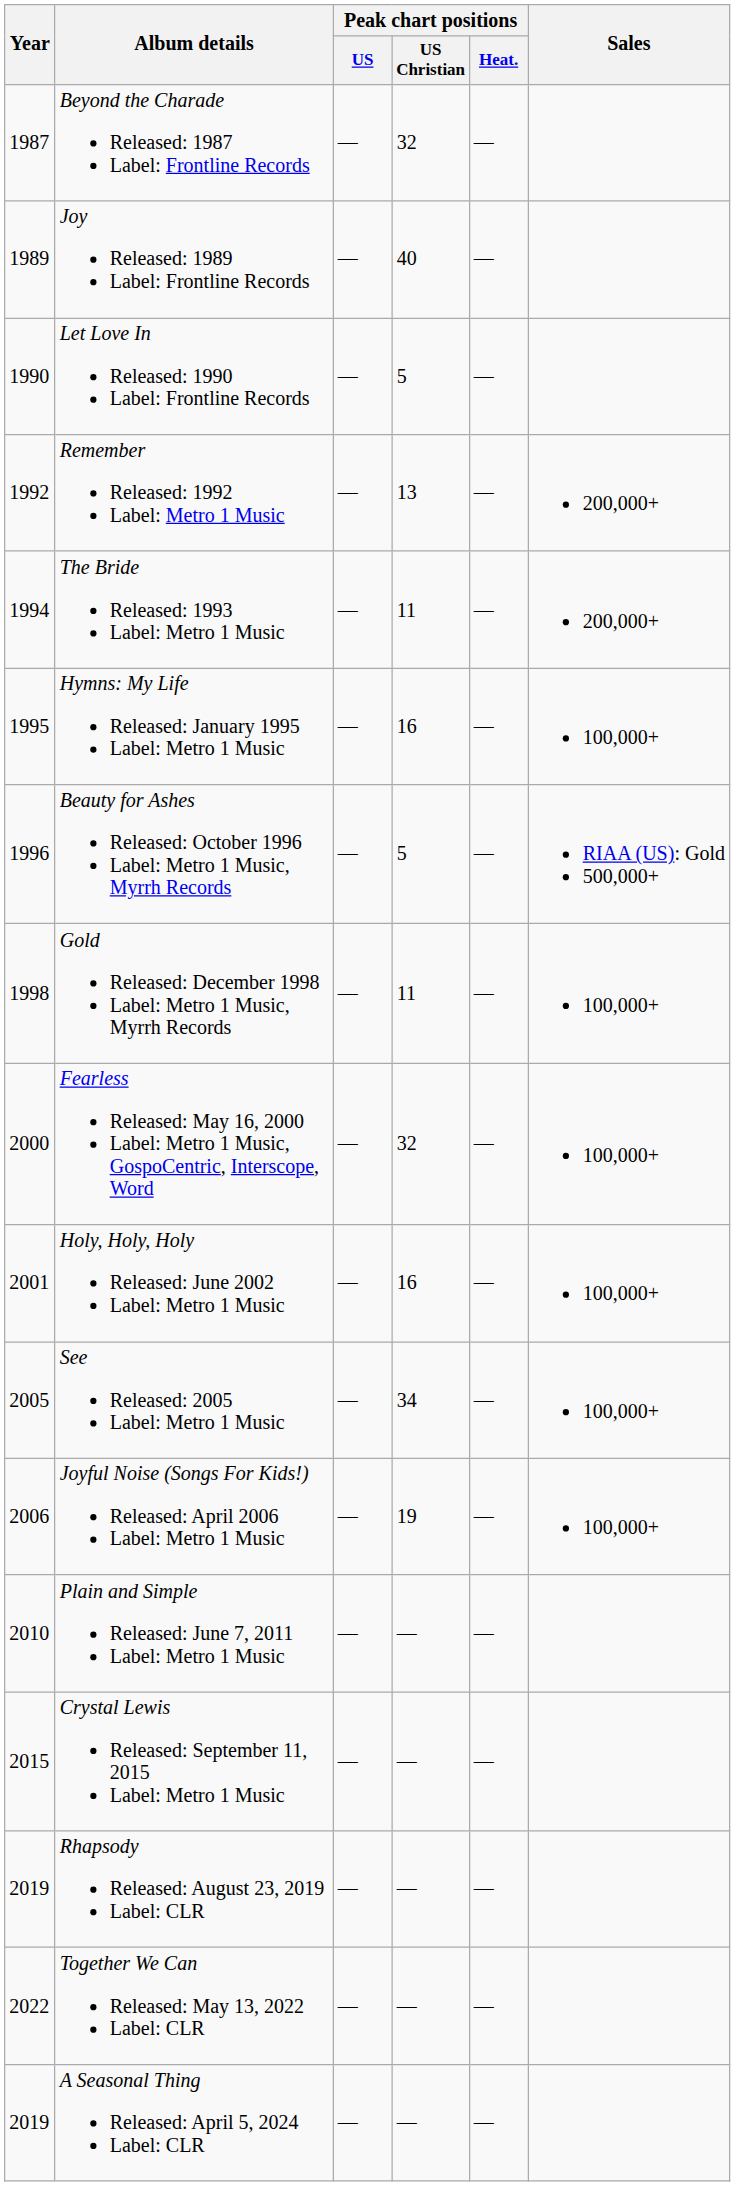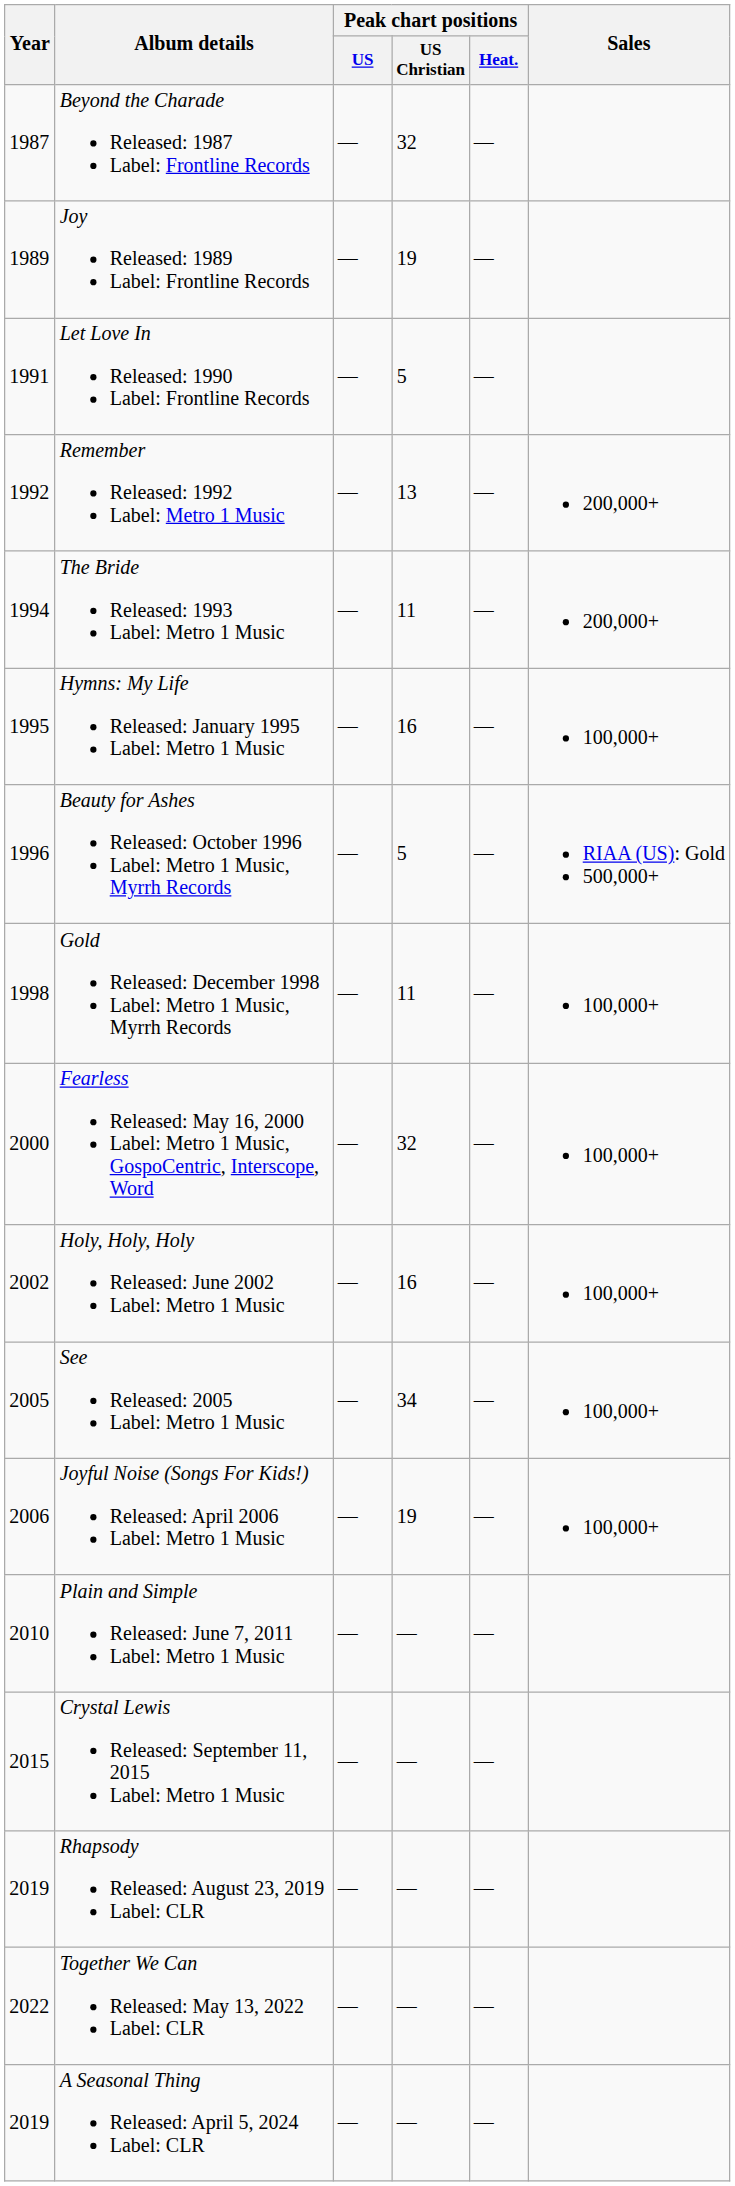(407, 259) 40 -> (407, 259) 19
(29, 376) 1990 -> (29, 376) 1991
(29, 1283) 2001 -> (29, 1283) 2002
